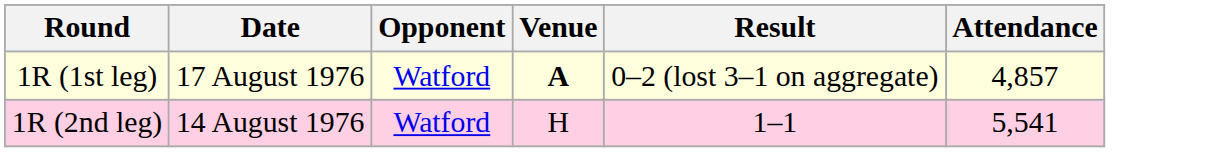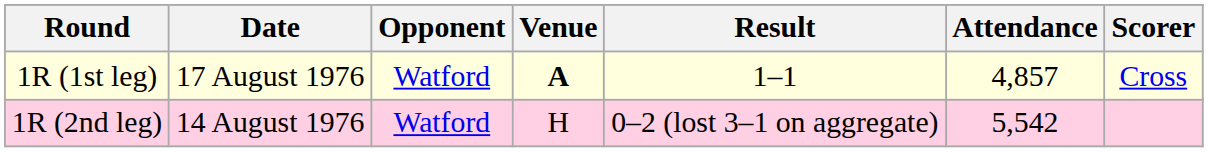+ column: (1153, 28)
(775, 75) 0–2 (lost 3–1 on aggregate) -> (775, 75) 1–1
(775, 122) 1–1 -> (775, 122) 0–2 (lost 3–1 on aggregate)
(1025, 122) 5,541 -> (1025, 122) 5,542
